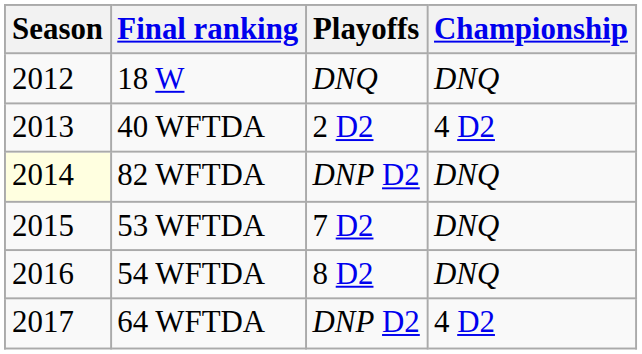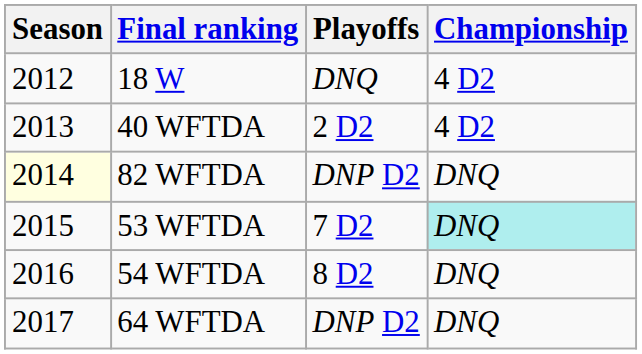(467, 77) DNQ -> (464, 77) 4 D2
(467, 224) no background -> (467, 224) paleturquoise background
(464, 322) 4 D2 -> (467, 322) DNQ
